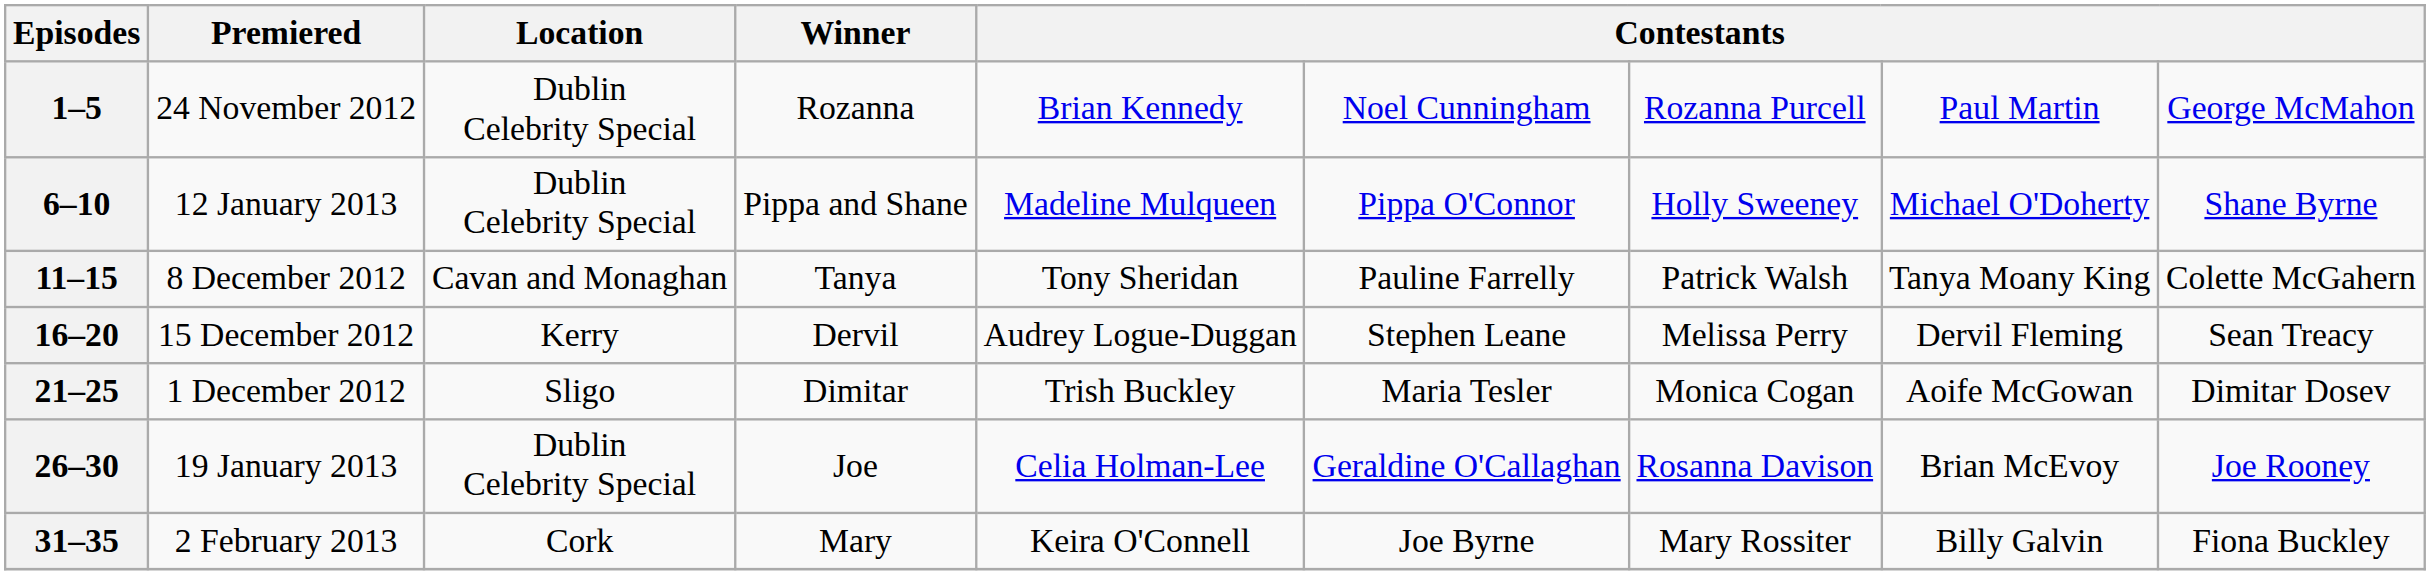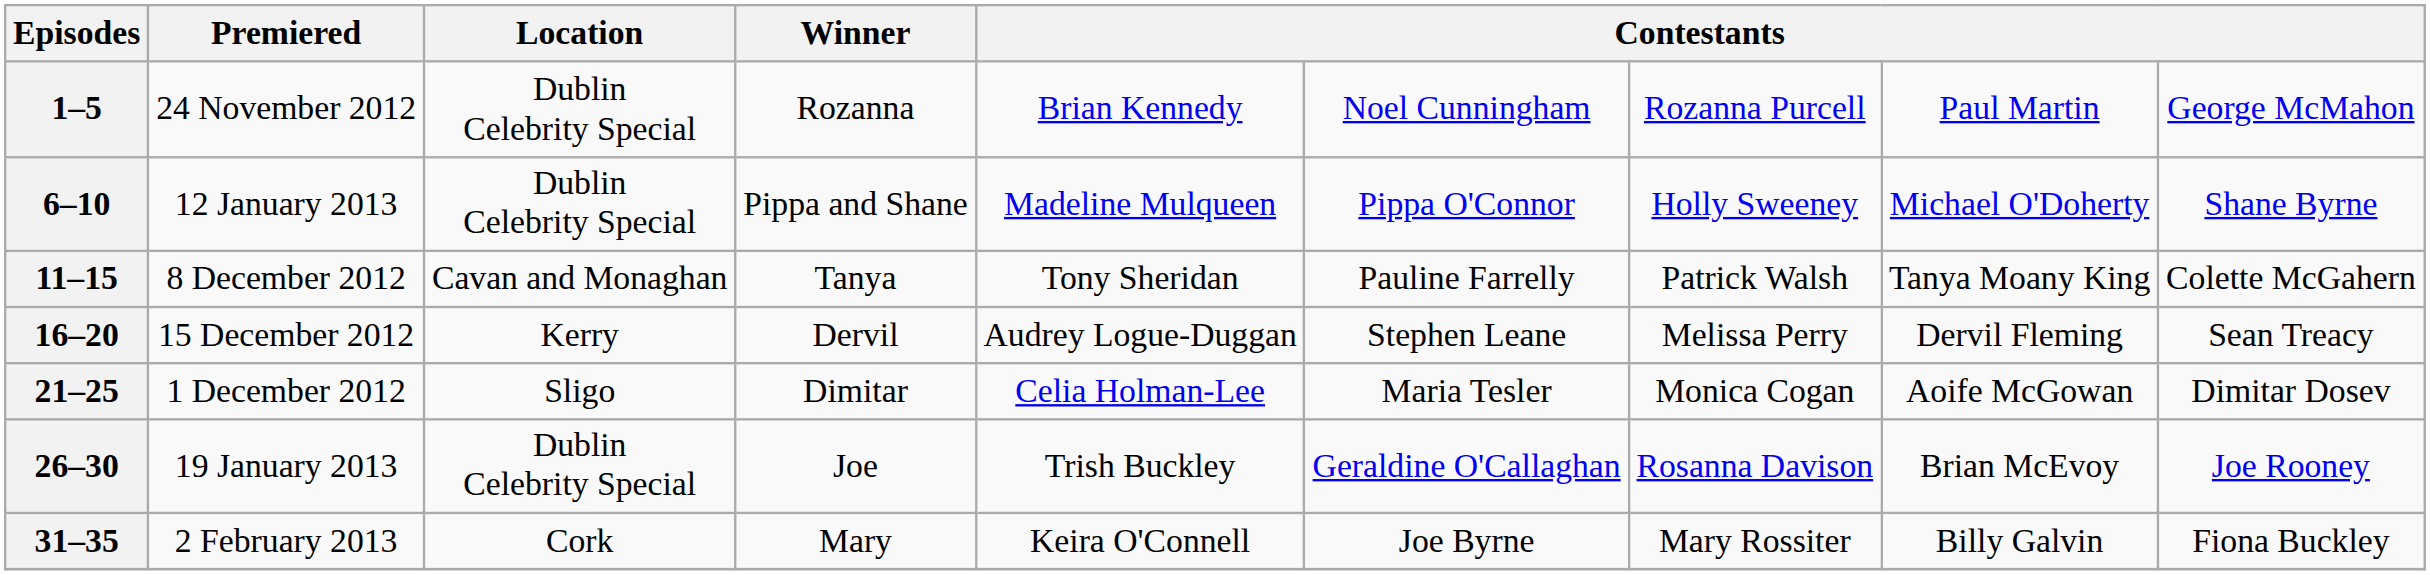(1140, 390) Trish Buckley -> (1140, 390) Celia Holman-Lee
(1140, 465) Celia Holman-Lee -> (1140, 465) Trish Buckley
